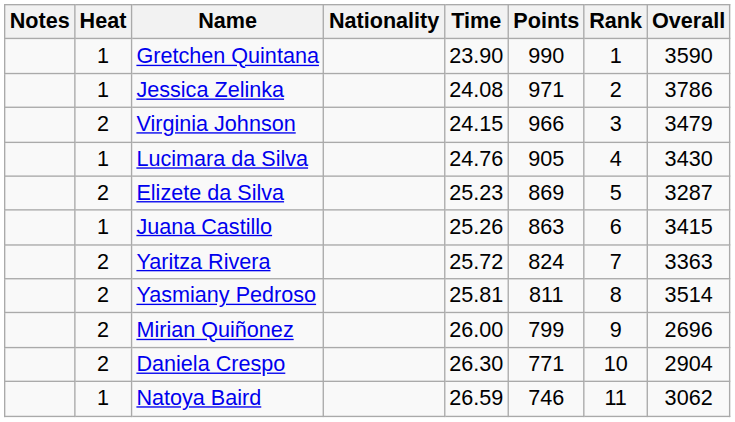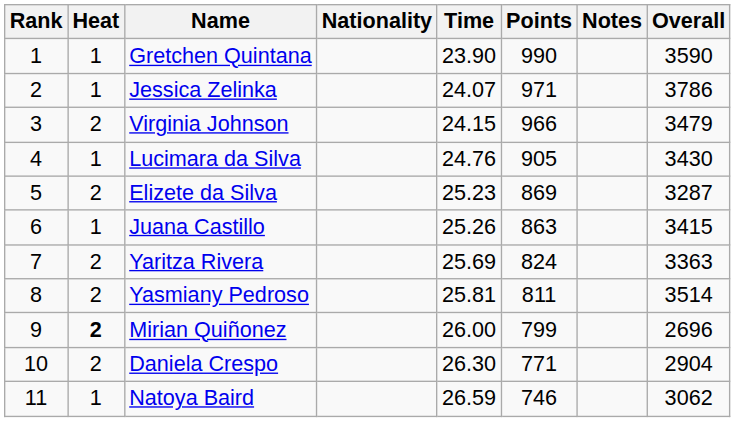columns swapped: (616, 21) <-> (40, 21)
(476, 90) 24.08 -> (469, 90) 24.07
(476, 261) 25.72 -> (469, 261) 25.69
(103, 329) normal -> (96, 329) bold
